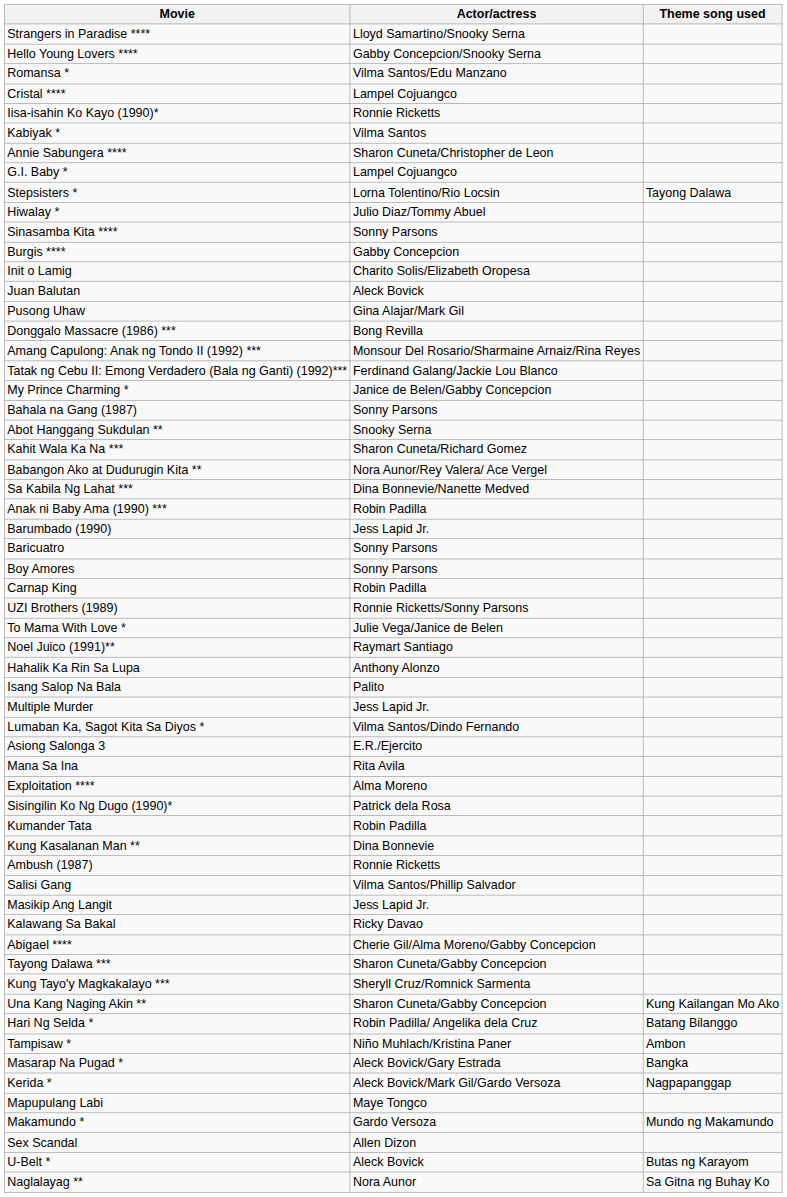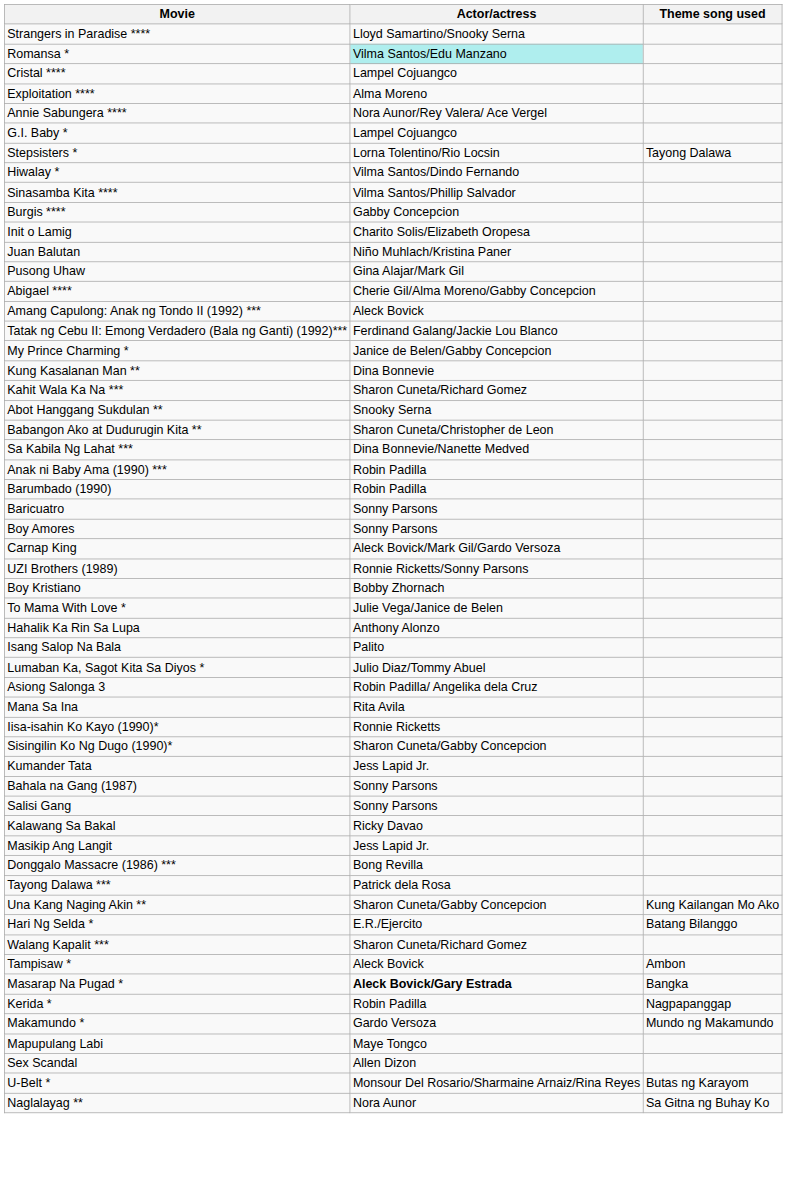- row: (72, 53)
(430, 73) no background -> (430, 53) paleturquoise background
rows swapped: (51, 786) <-> (83, 113)
- row: (34, 133)
(453, 152) Sharon Cuneta/Christopher de Leon -> (450, 113) Nora Aunor/Rey Valera/ Ace Vergel
(419, 212) Julio Diaz/Tommy Abuel -> (436, 172) Vilma Santos/Dindo Fernando
(395, 232) Sonny Parsons -> (434, 192) Vilma Santos/Phillip Salvador
(388, 291) Aleck Bovick -> (432, 251) Niño Muhlach/Kristina Paner
rows swapped: (40, 944) <-> (92, 331)
(497, 350) Monsour Del Rosario/Sharmaine Arnaiz/Rina Reyes -> (388, 311) Aleck Bovick
rows swapped: (74, 845) <-> (72, 410)
rows swapped: (85, 430) <-> (65, 449)
(450, 469) Nora Aunor/Rey Valera/ Ace Vergel -> (453, 430) Sharon Cuneta/Christopher de Leon
(391, 529) Jess Lapid Jr. -> (390, 489) Robin Padilla
(390, 588) Robin Padilla -> (457, 548) Aleck Bovick/Mark Gil/Gardo Versoza
+ row: (44, 588)
- row: (61, 647)
- row: (50, 707)
(436, 726) Vilma Santos/Dindo Fernando -> (419, 667) Julio Diaz/Tommy Abuel
(388, 746) E.R./Ejercito -> (445, 687) Robin Padilla/ Angelika dela Cruz
(402, 806) Patrick dela Rosa -> (450, 746) Sharon Cuneta/Gabby Concepcion
(390, 825) Robin Padilla -> (391, 766) Jess Lapid Jr.
- row: (50, 865)
(434, 885) Vilma Santos/Phillip Salvador -> (395, 806) Sonny Parsons
rows swapped: (60, 905) <-> (61, 924)
(450, 964) Sharon Cuneta/Gabby Concepcion -> (402, 885) Patrick dela Rosa
- row: (88, 984)
(445, 1023) Robin Padilla/ Angelika dela Cruz -> (388, 924) E.R./Ejercito
+ row: (58, 944)
(432, 1043) Niño Muhlach/Kristina Paner -> (388, 964) Aleck Bovick
(427, 1063) normal -> (432, 984) bold
(457, 1083) Aleck Bovick/Mark Gil/Gardo Versoza -> (390, 1004) Robin Padilla
rows swapped: (46, 1122) <-> (55, 1102)
(388, 1162) Aleck Bovick -> (497, 1083) Monsour Del Rosario/Sharmaine Arnaiz/Rina Reyes
